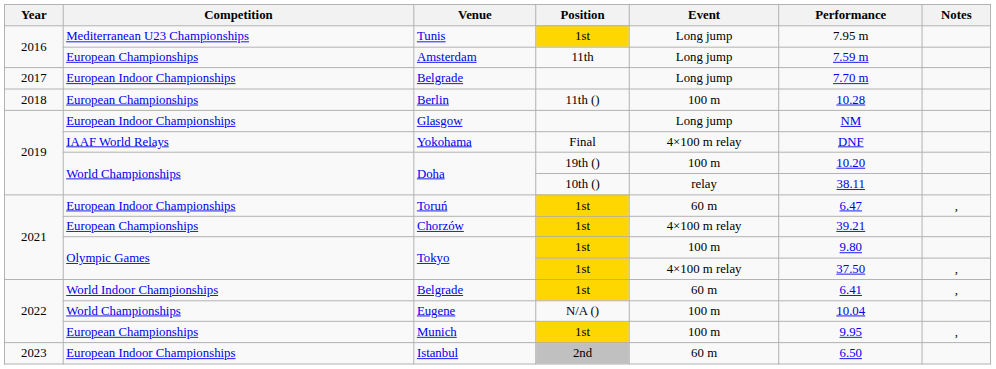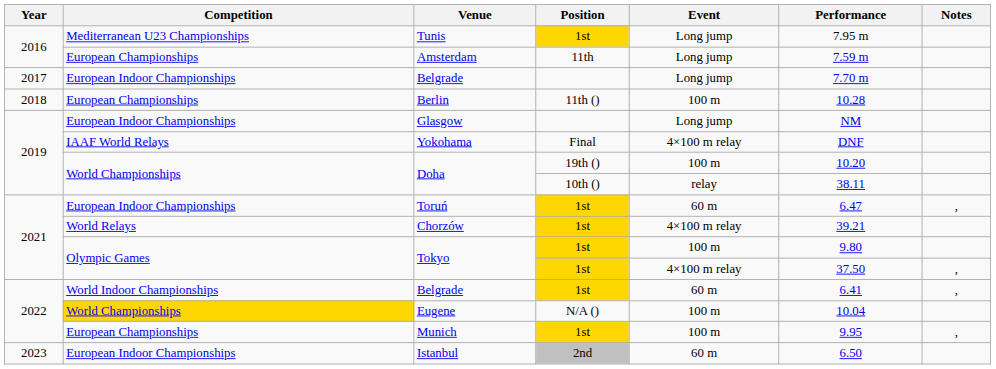(132, 226) European Championships -> (101, 226) World Relays
(123, 311) no background -> (123, 311) gold background
